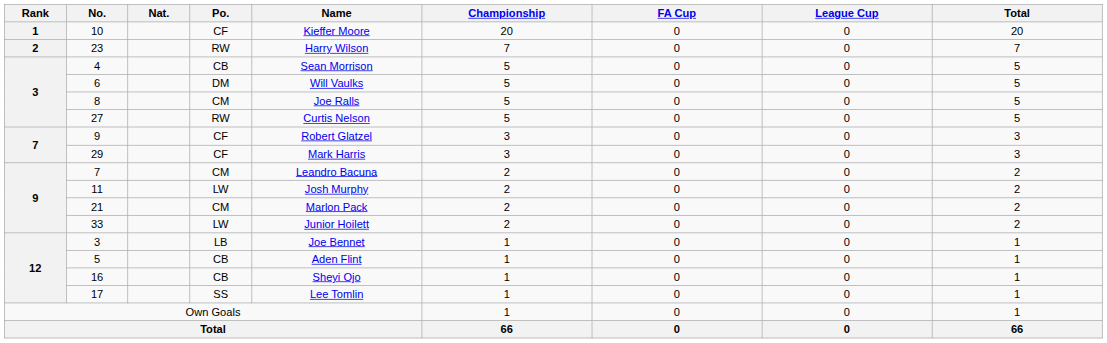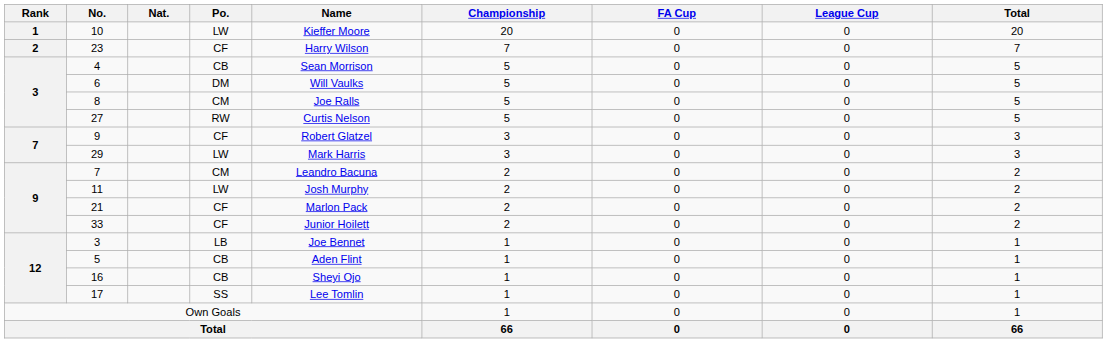(221, 31) CF -> (221, 31) LW
(221, 48) RW -> (221, 48) CF
(221, 154) CF -> (221, 154) LW
(221, 207) CM -> (221, 207) CF
(221, 224) LW -> (221, 224) CF
